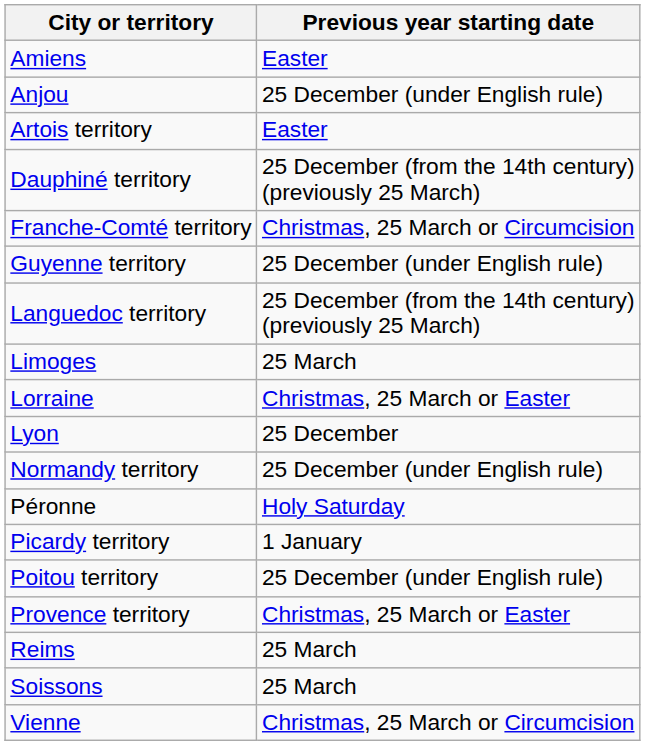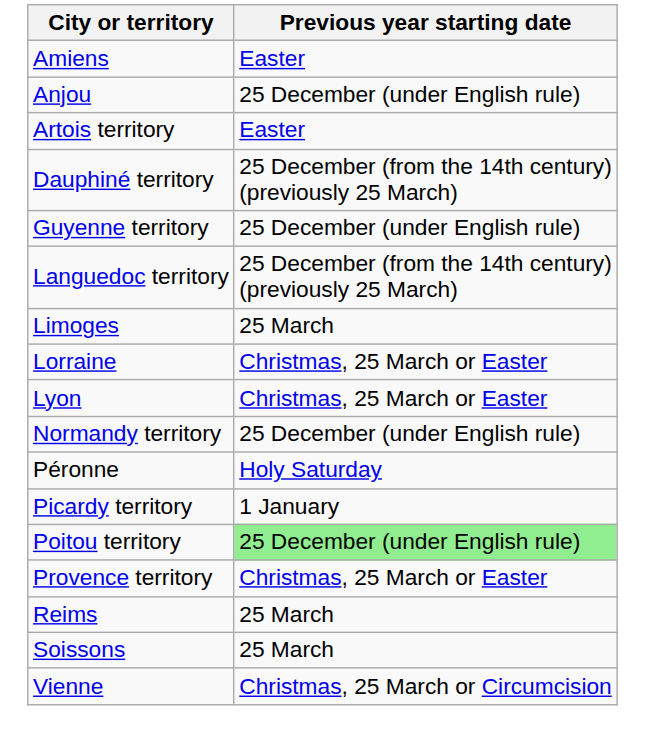- row: (131, 228)
(330, 433) 25 December -> (393, 397) Christmas, 25 March or Easter
(432, 578) no background -> (410, 542) lightgreen background
